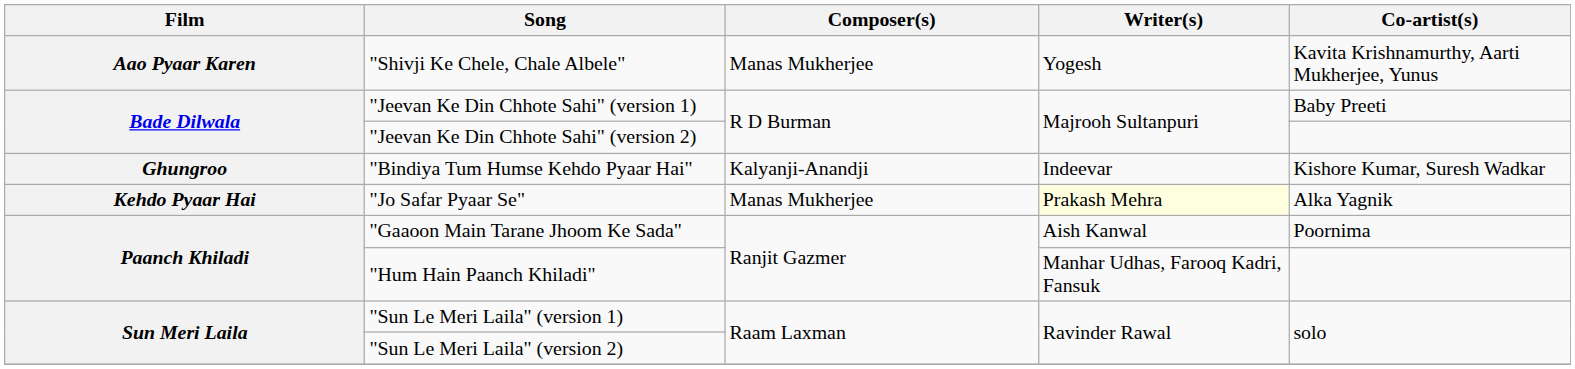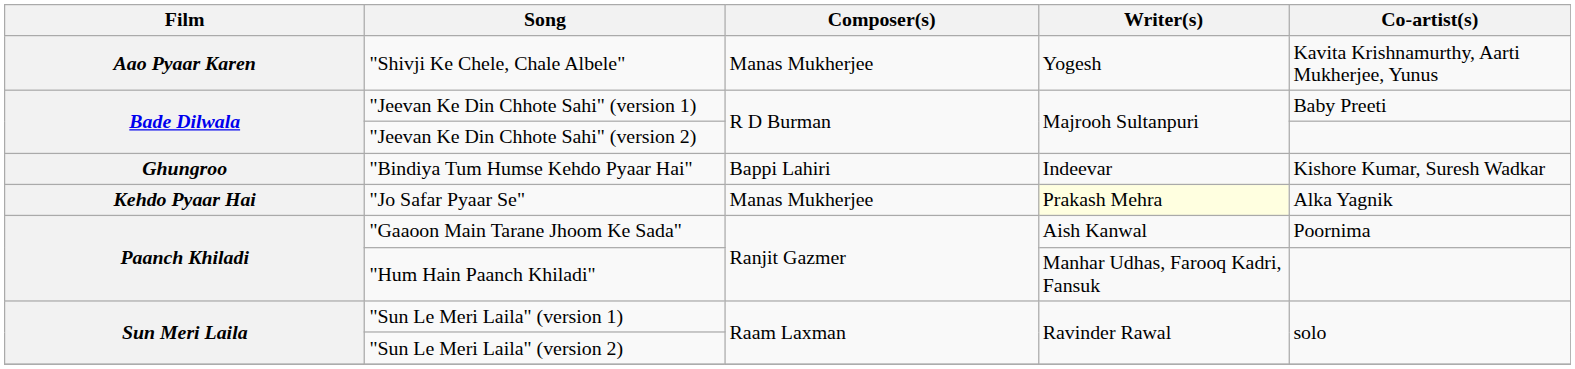(799, 168) Kalyanji-Anandji -> (780, 168) Bappi Lahiri
